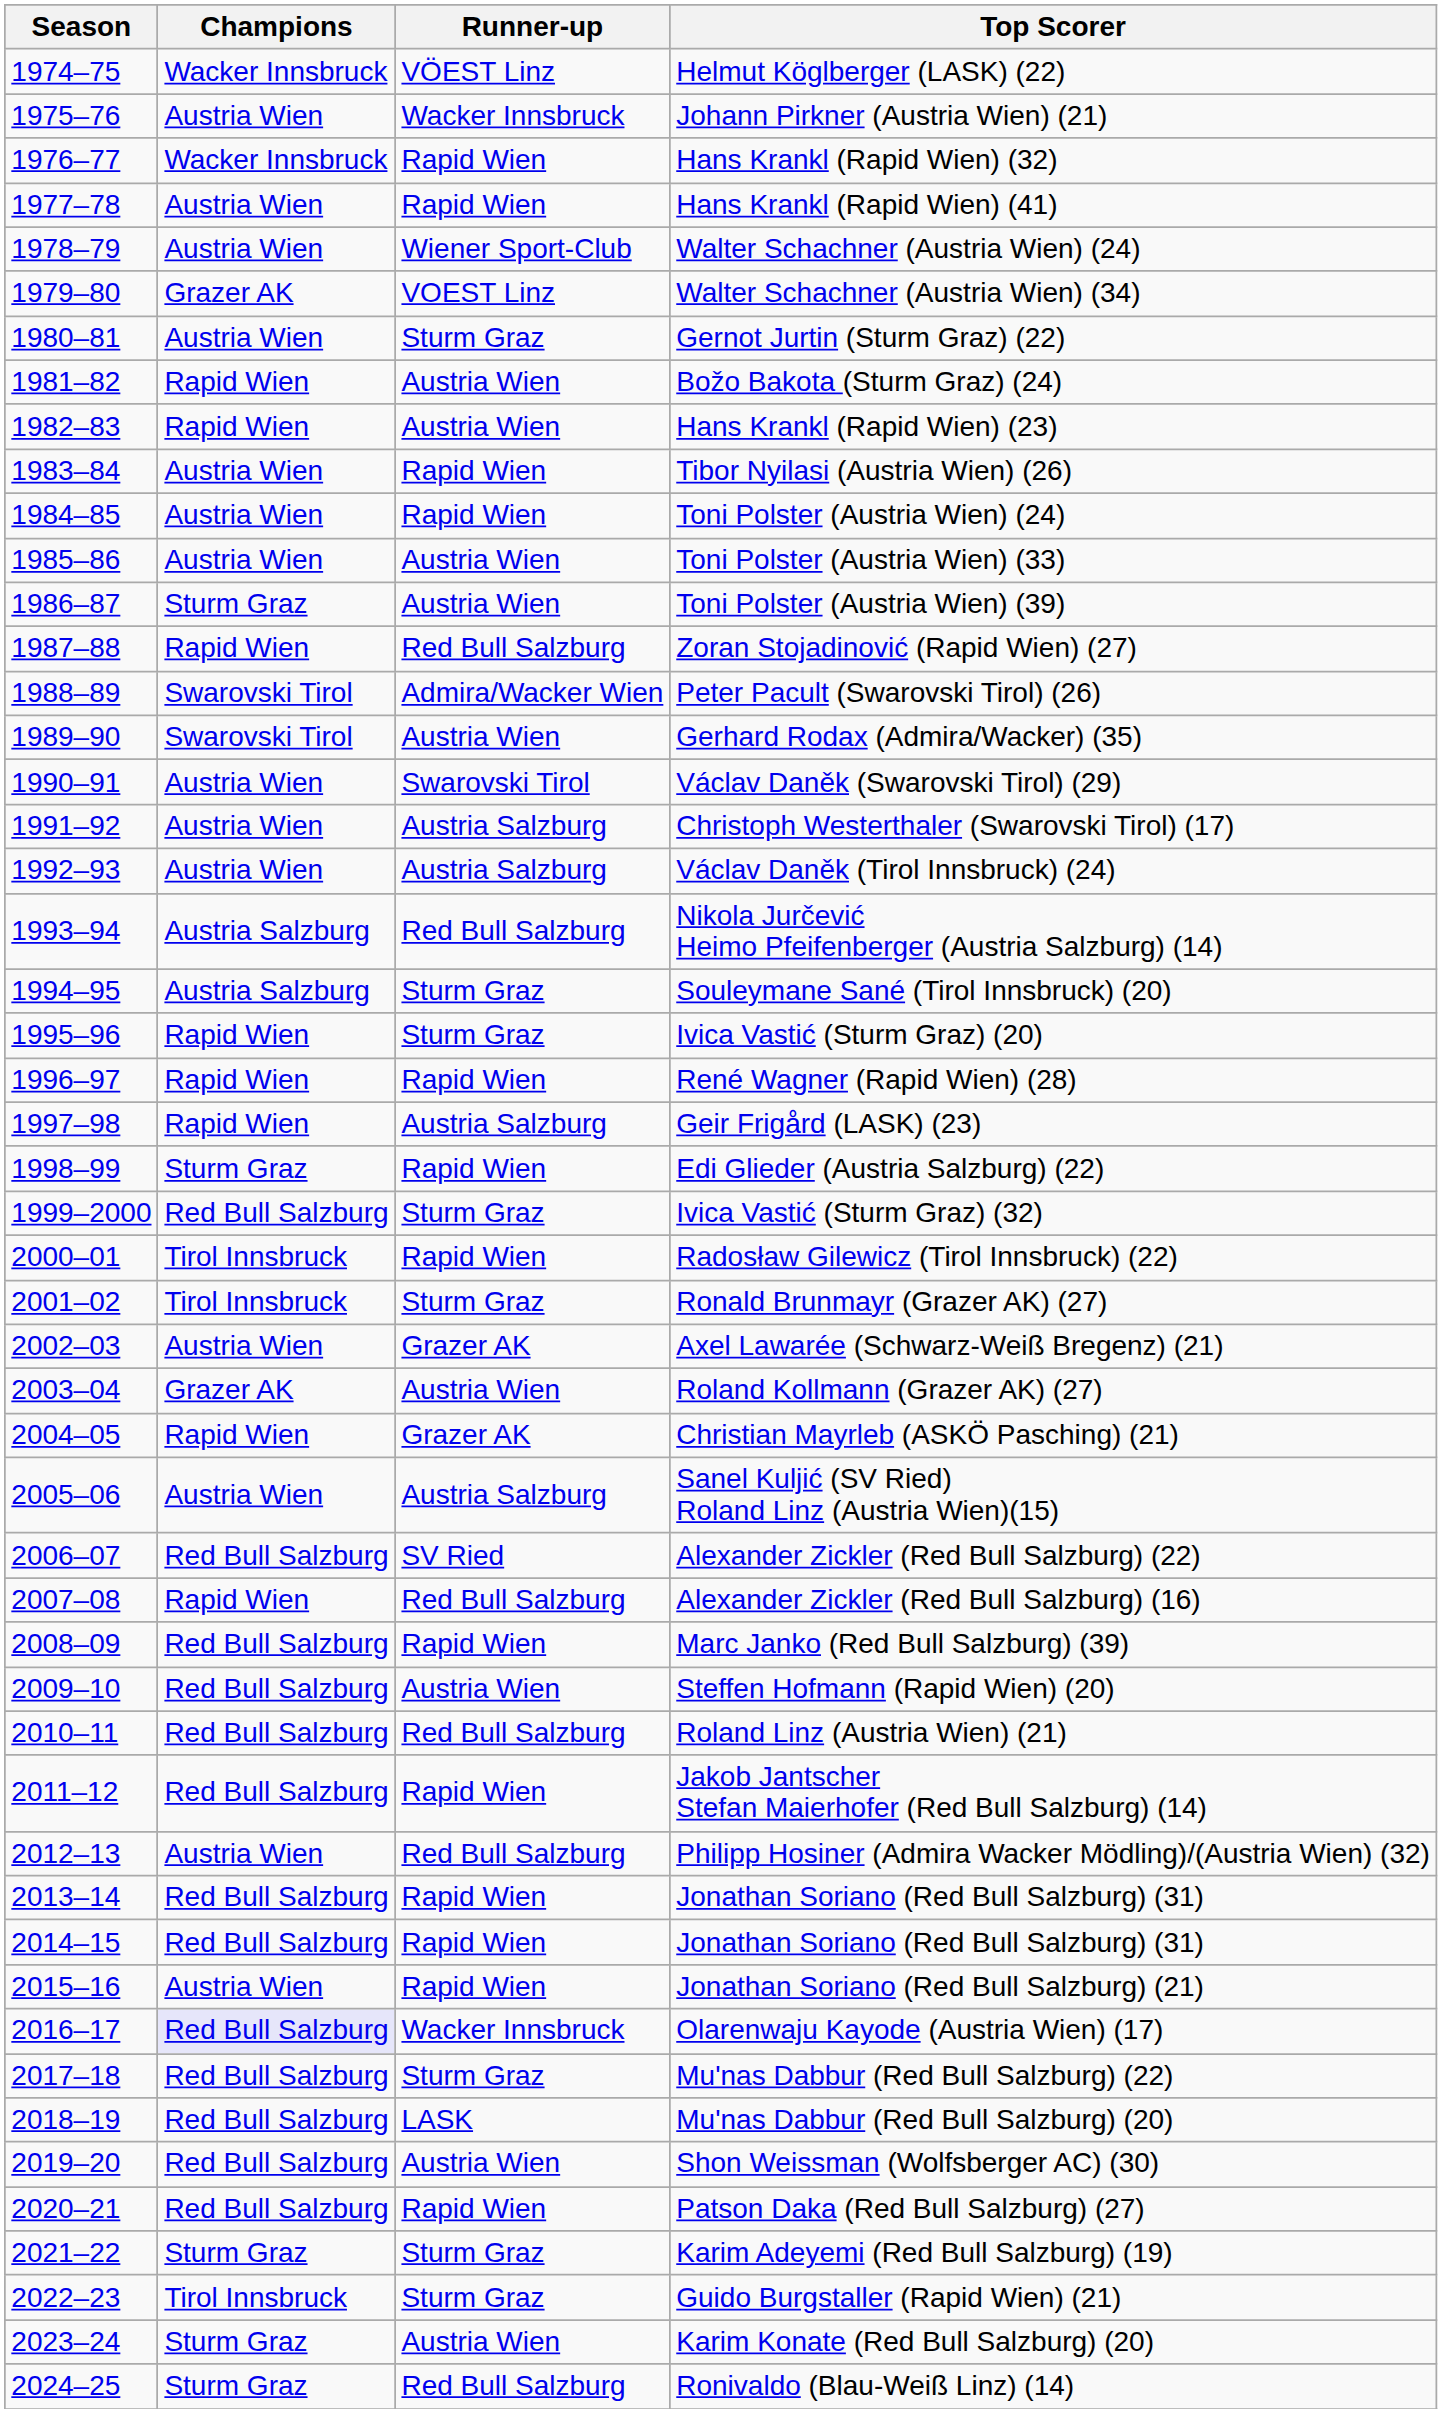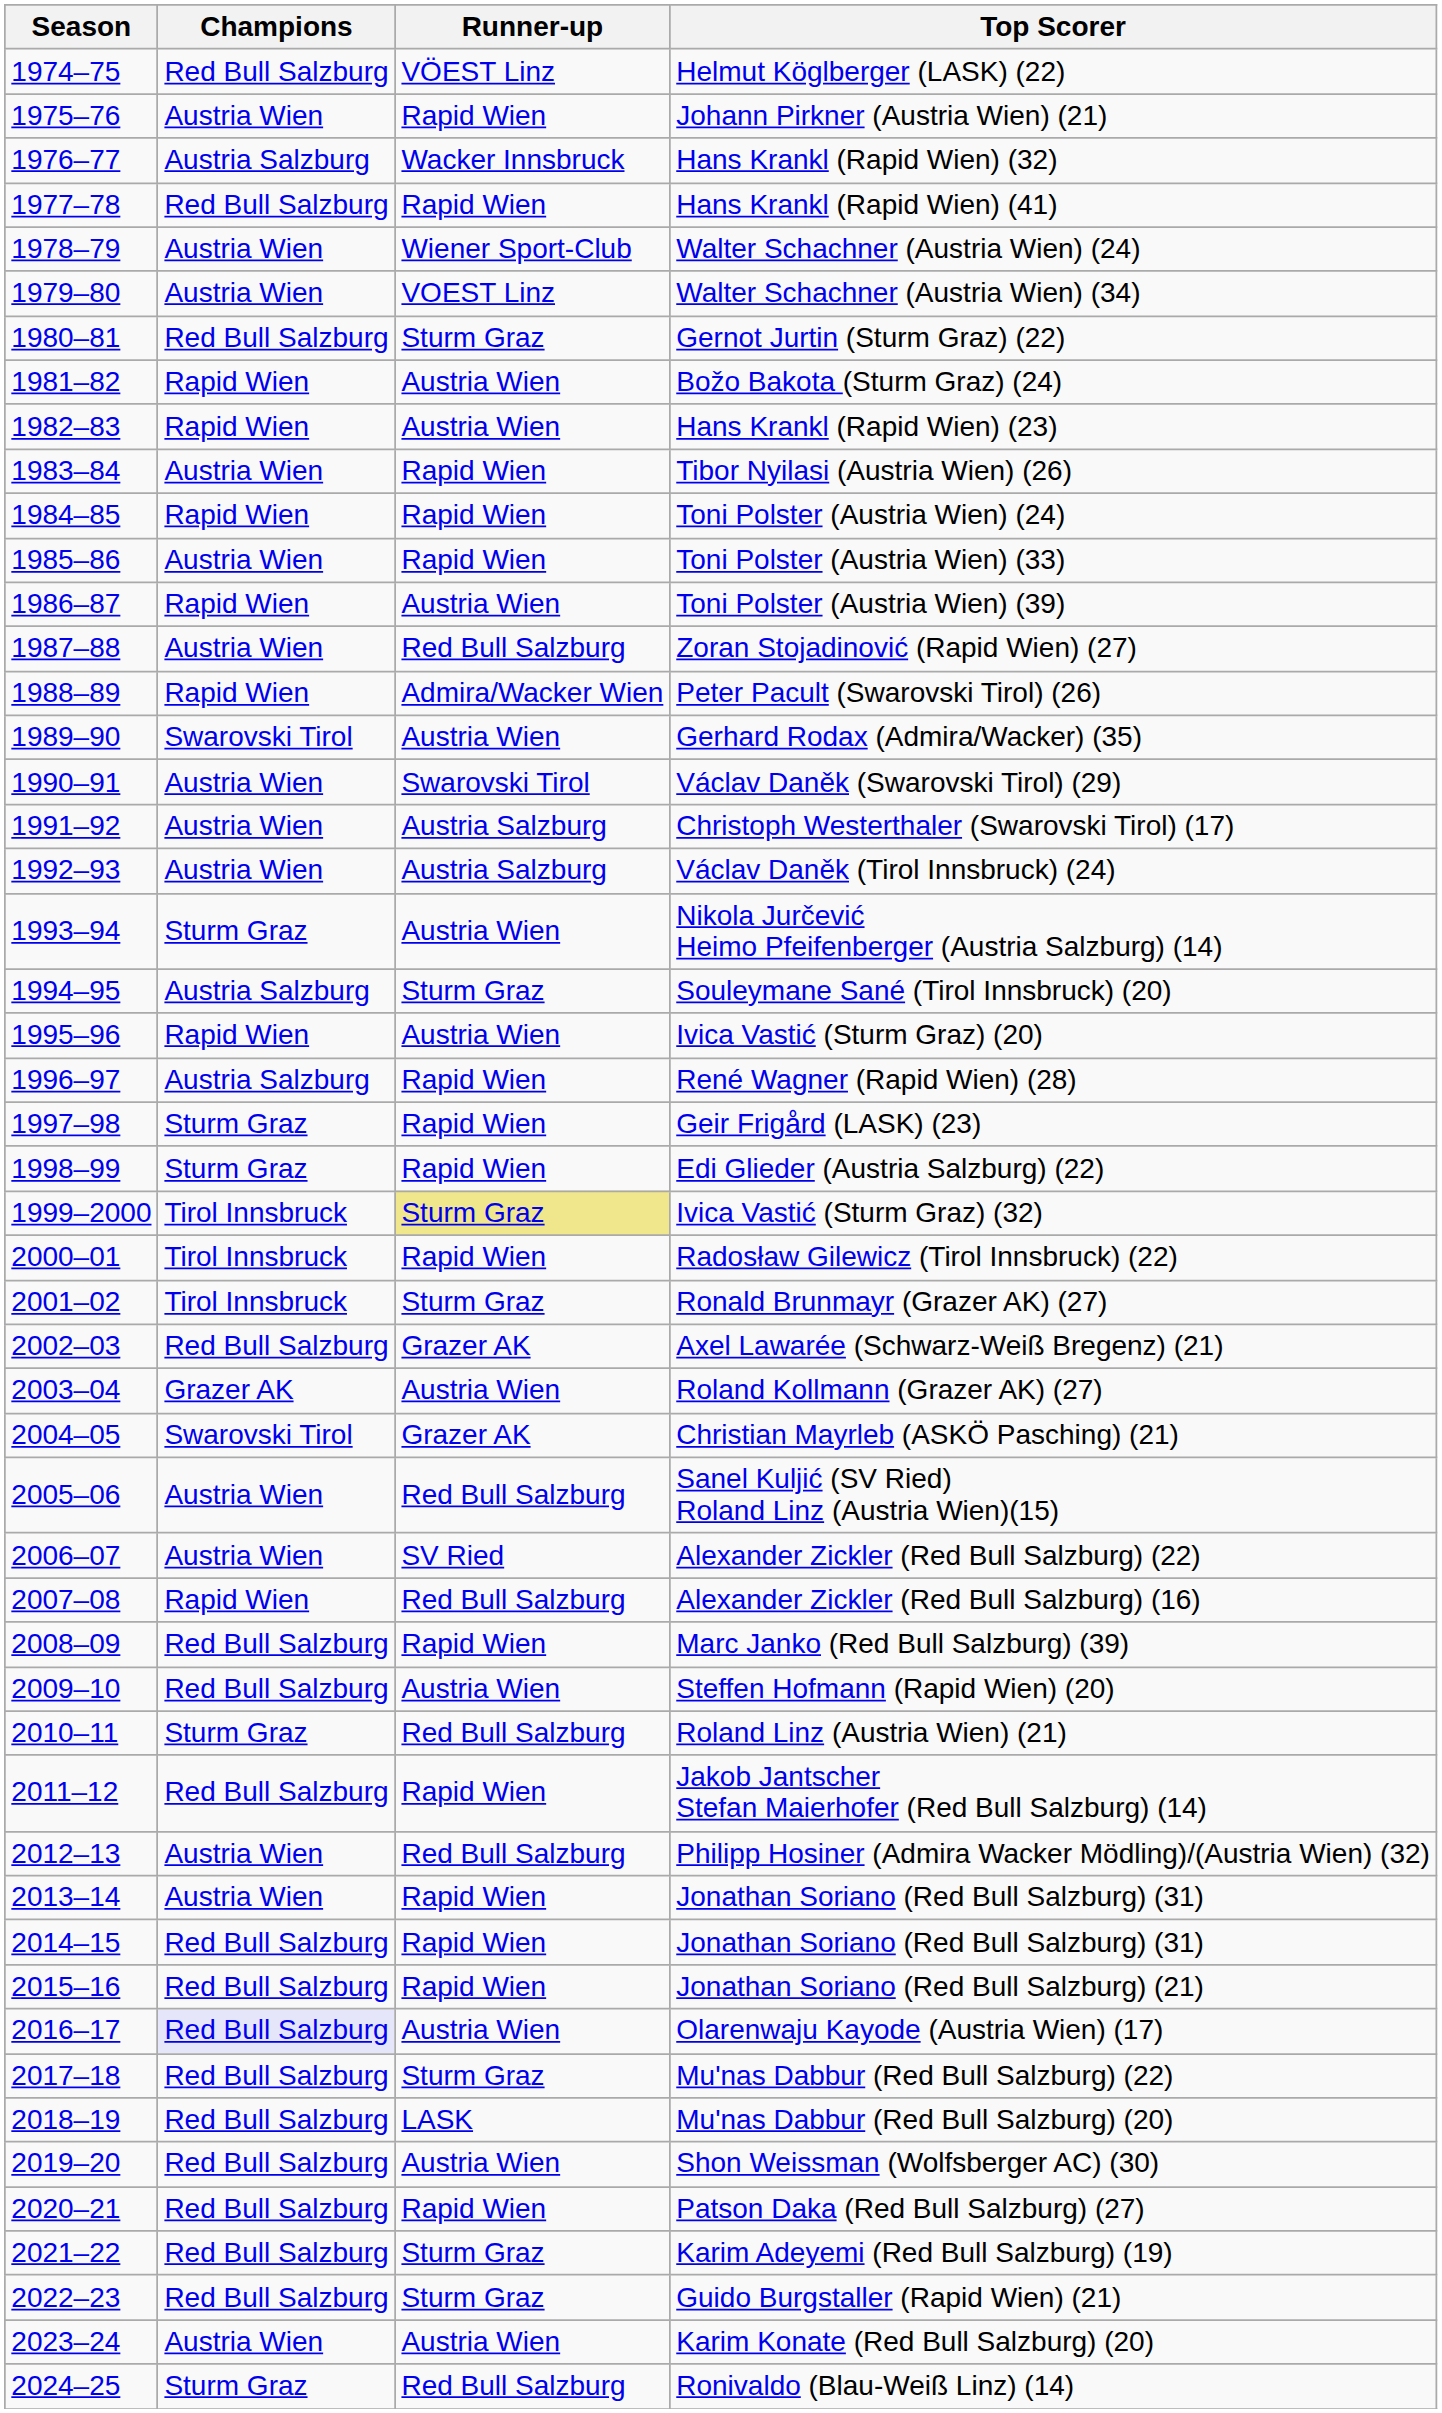(276, 71) Wacker Innsbruck -> (276, 71) Red Bull Salzburg
(513, 115) Wacker Innsbruck -> (474, 115) Rapid Wien
(276, 159) Wacker Innsbruck -> (267, 159) Austria Salzburg
(474, 159) Rapid Wien -> (513, 159) Wacker Innsbruck
(244, 204) Austria Wien -> (276, 204) Red Bull Salzburg
(229, 293) Grazer AK -> (244, 293) Austria Wien
(244, 337) Austria Wien -> (276, 337) Red Bull Salzburg
(244, 515) Austria Wien -> (237, 515) Rapid Wien
(481, 559) Austria Wien -> (474, 559) Rapid Wien
(236, 603) Sturm Graz -> (237, 603) Rapid Wien
(237, 648) Rapid Wien -> (244, 648) Austria Wien
(259, 692) Swarovski Tirol -> (237, 692) Rapid Wien
(267, 930) Austria Salzburg -> (236, 930) Sturm Graz
(514, 930) Red Bull Salzburg -> (481, 930) Austria Wien
(473, 1035) Sturm Graz -> (481, 1035) Austria Wien
(237, 1079) Rapid Wien -> (267, 1079) Austria Salzburg
(237, 1123) Rapid Wien -> (236, 1123) Sturm Graz
(504, 1123) Austria Salzburg -> (474, 1123) Rapid Wien
(276, 1212) Red Bull Salzburg -> (256, 1212) Tirol Innsbruck
(473, 1212) no background -> (473, 1212) khaki background
(244, 1345) Austria Wien -> (276, 1345) Red Bull Salzburg
(237, 1434) Rapid Wien -> (259, 1434) Swarovski Tirol
(504, 1494) Austria Salzburg -> (514, 1494) Red Bull Salzburg
(276, 1555) Red Bull Salzburg -> (244, 1555) Austria Wien
(276, 1732) Red Bull Salzburg -> (236, 1732) Sturm Graz
(276, 1897) Red Bull Salzburg -> (244, 1897) Austria Wien
(244, 1986) Austria Wien -> (276, 1986) Red Bull Salzburg
(513, 2030) Wacker Innsbruck -> (481, 2030) Austria Wien
(236, 2252) Sturm Graz -> (276, 2252) Red Bull Salzburg
(256, 2297) Tirol Innsbruck -> (276, 2297) Red Bull Salzburg
(236, 2341) Sturm Graz -> (244, 2341) Austria Wien
